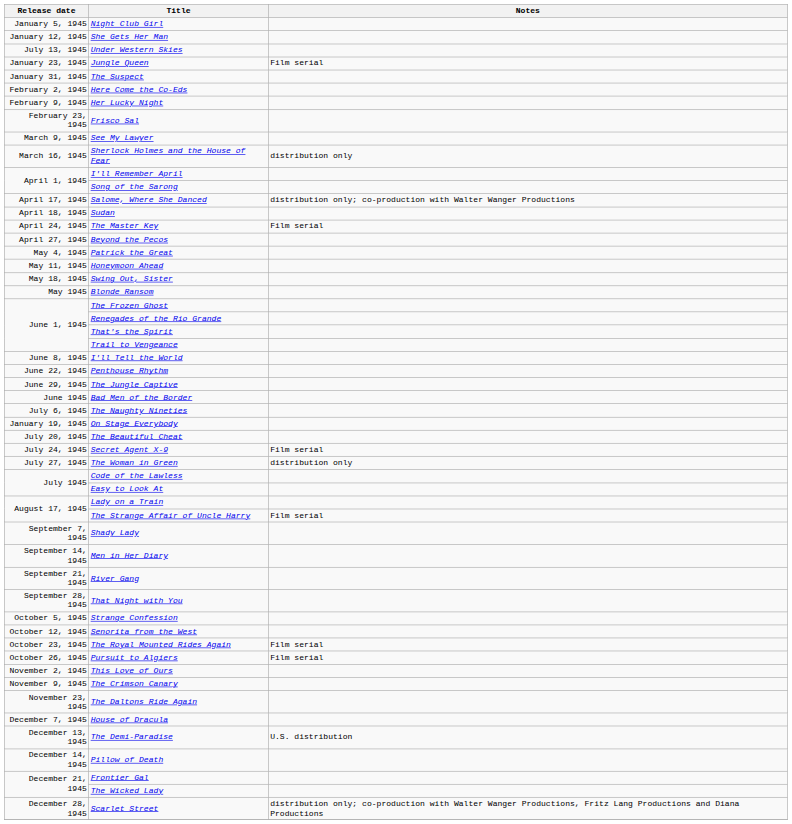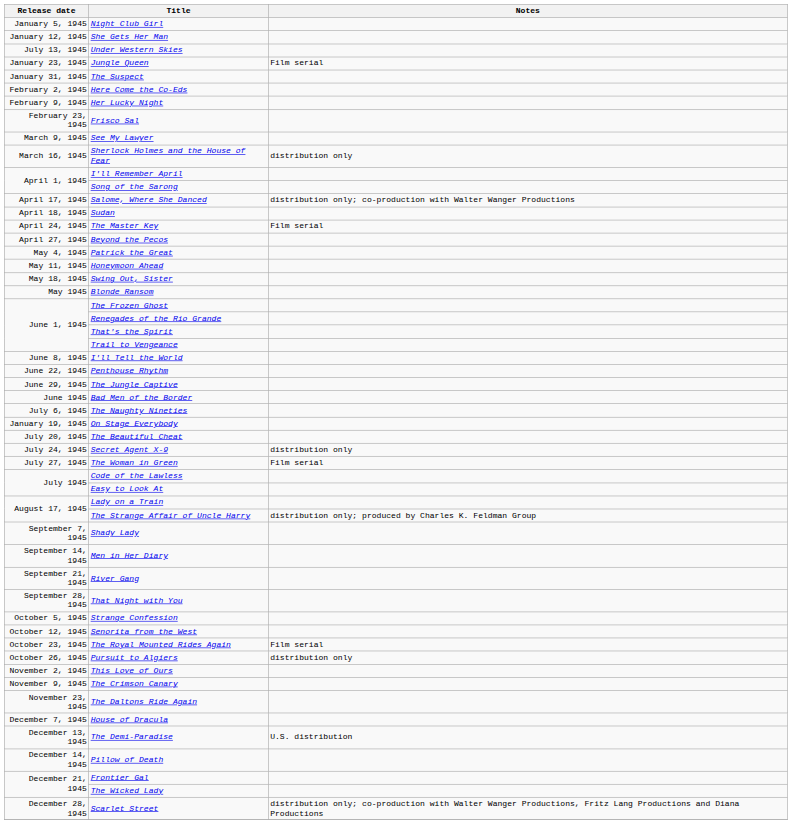(297, 450) Film serial -> (311, 450) distribution only
(311, 463) distribution only -> (297, 463) Film serial
(297, 516) Film serial -> (403, 516) distribution only; produced by Charles K. Feldman Group
(297, 658) Film serial -> (311, 658) distribution only
